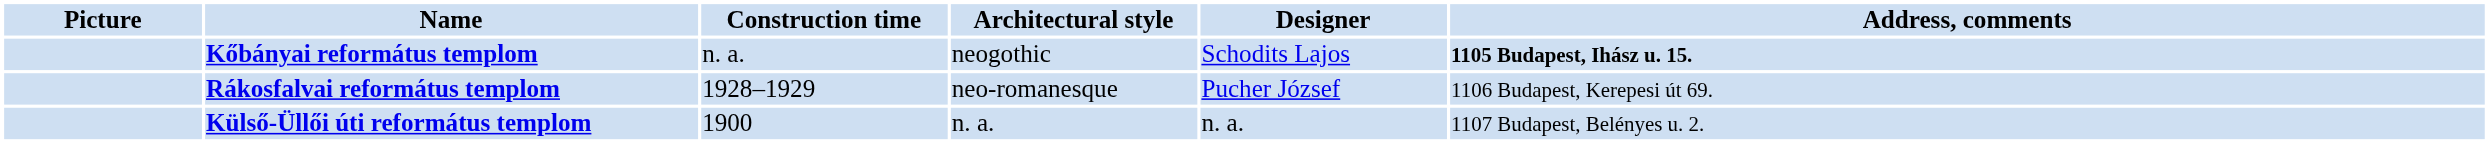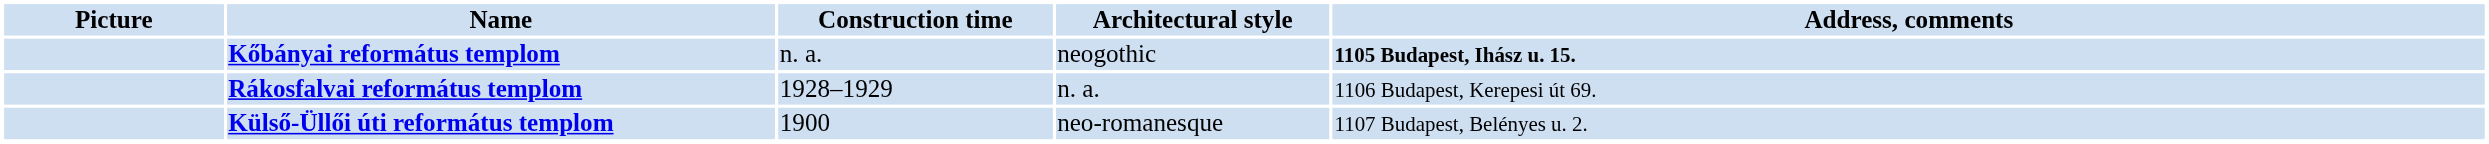- column: (1323, 19)
(1035, 88) neo-romanesque -> (1078, 88) n. a.
(973, 123) n. a. -> (1140, 123) neo-romanesque
